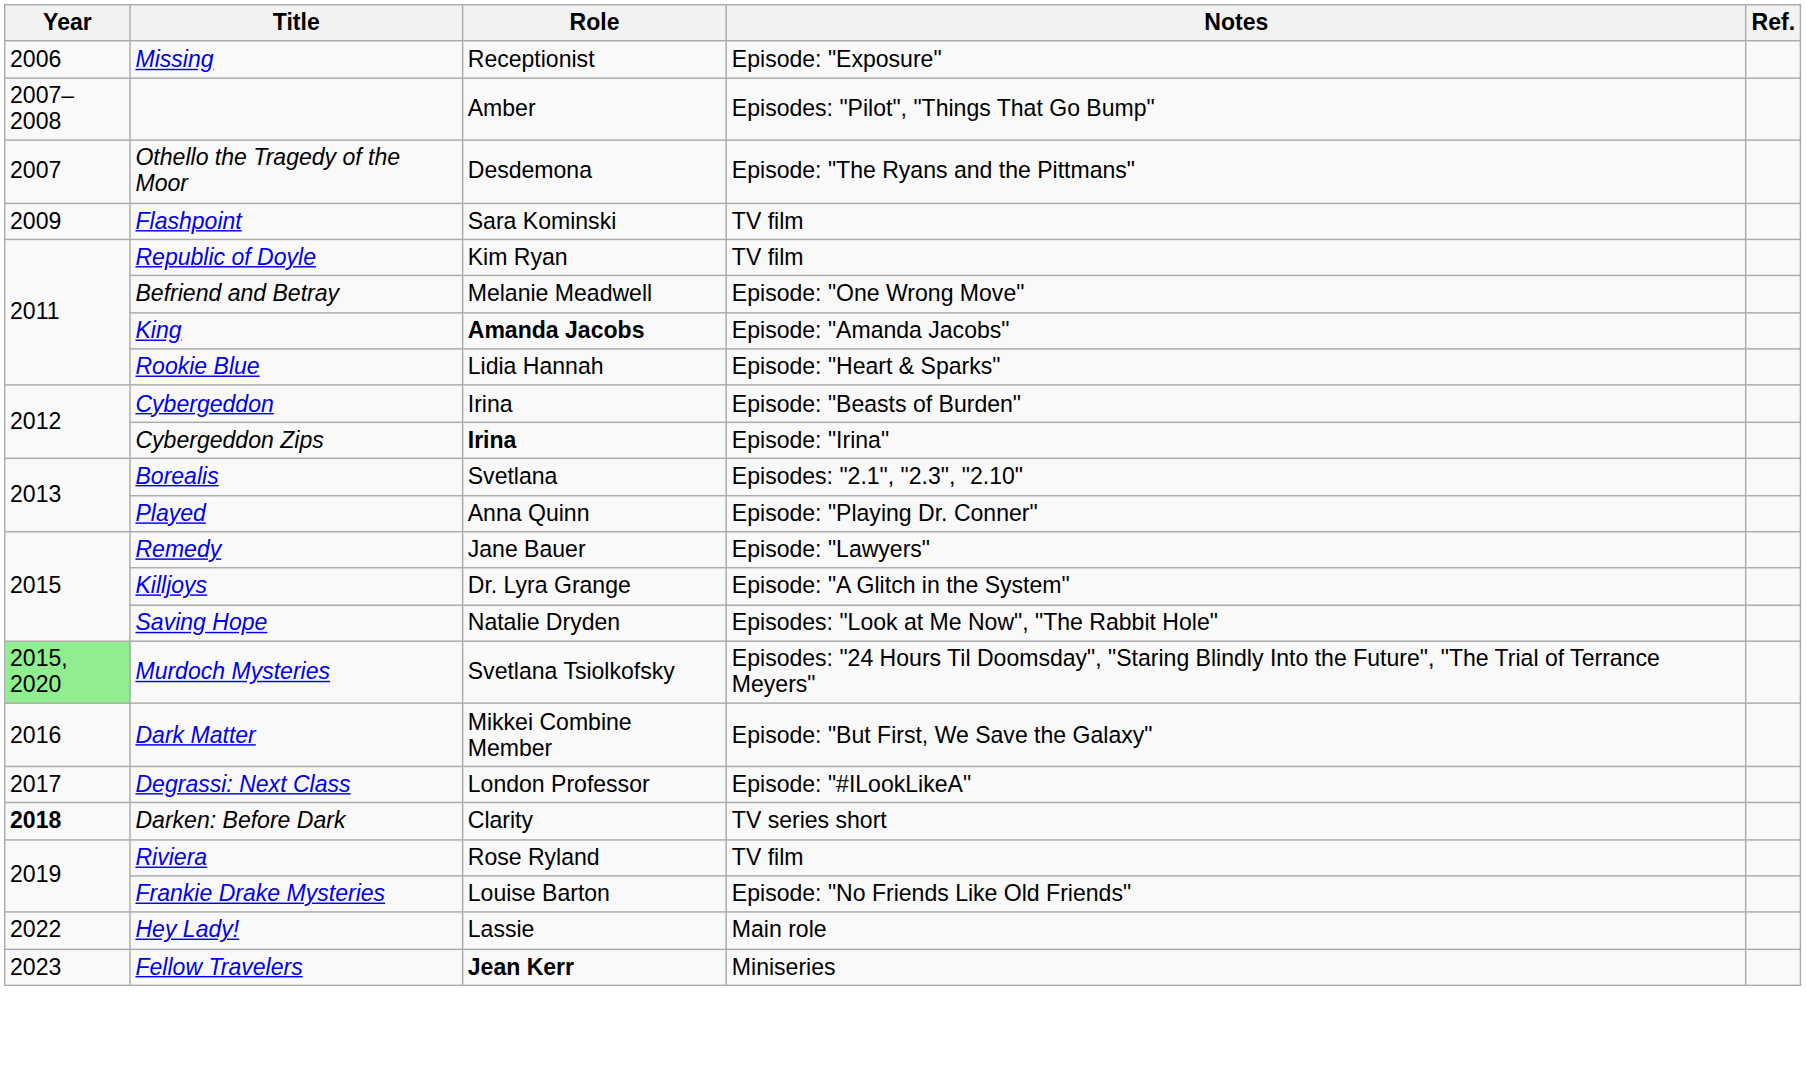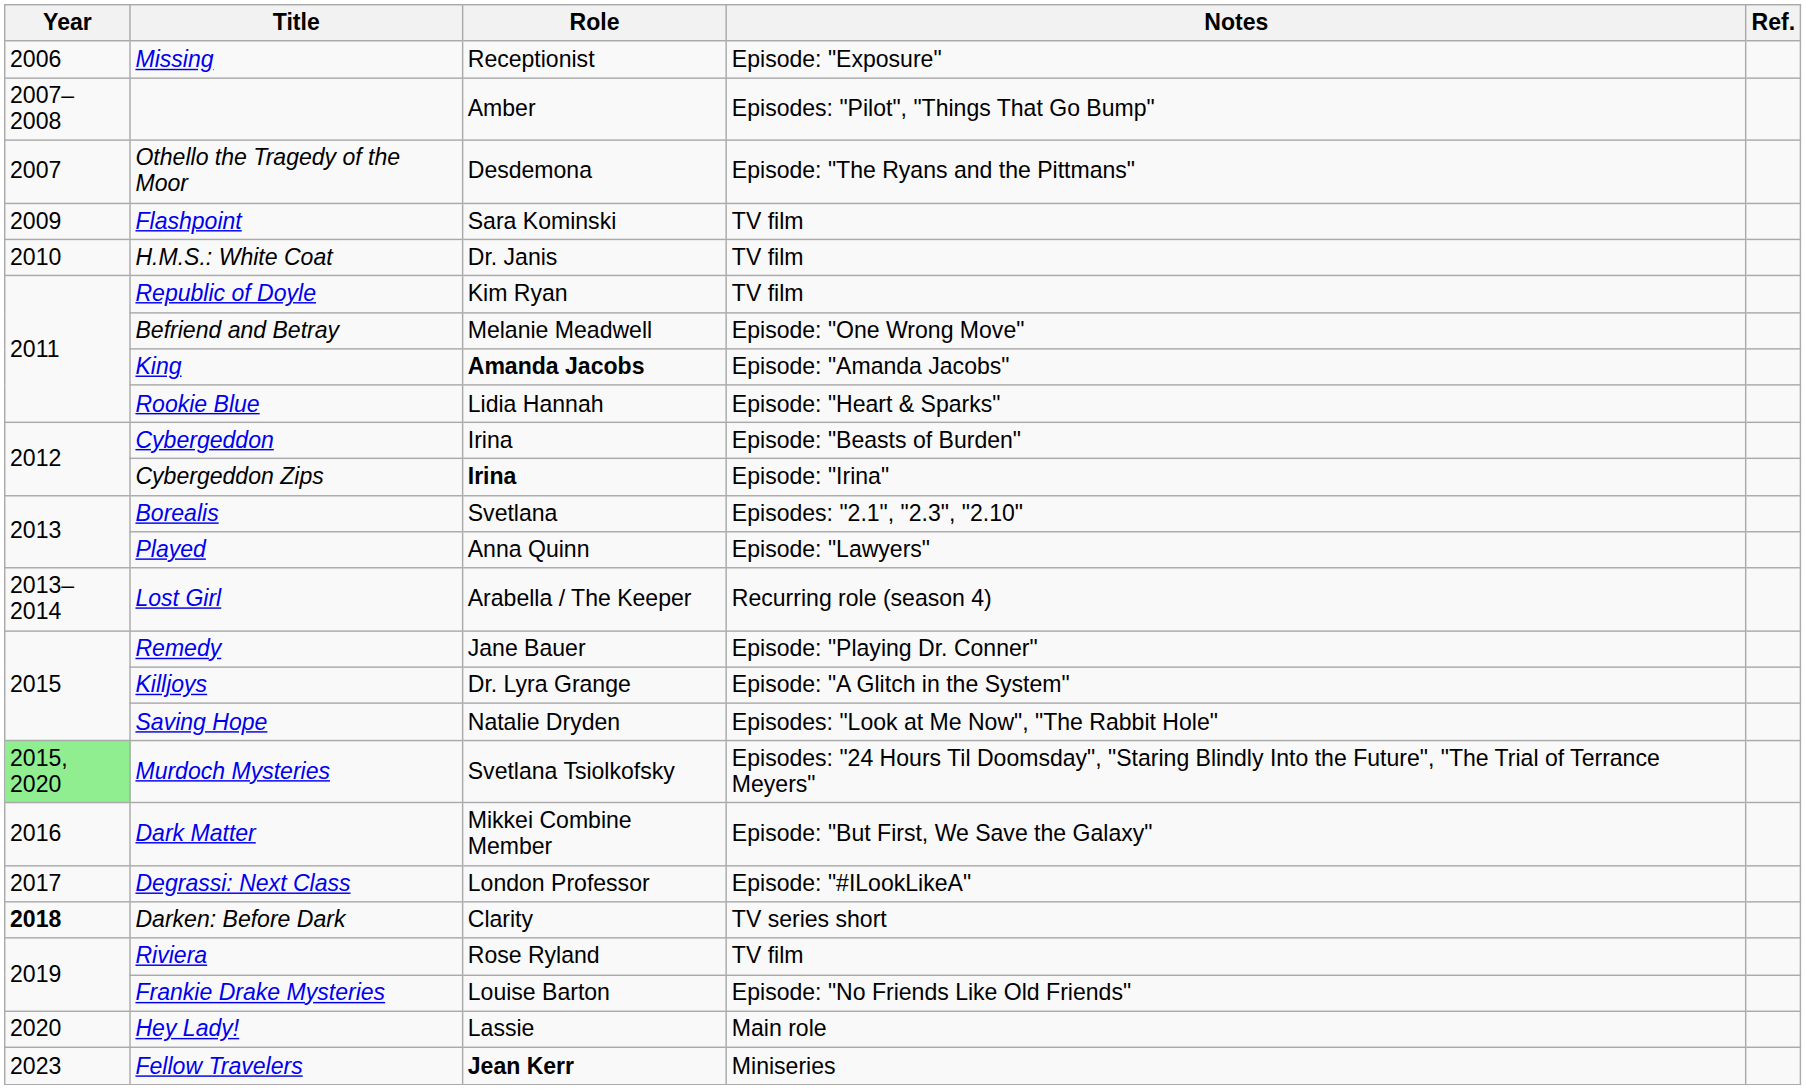+ row: (234, 257)
(885, 513) Episode: "Playing Dr. Conner" -> (831, 549) Episode: "Lawyers"
+ row: (178, 599)
(831, 549) Episode: "Lawyers" -> (885, 648) Episode: "Playing Dr. Conner"
(36, 930) 2022 -> (36, 1029) 2020
